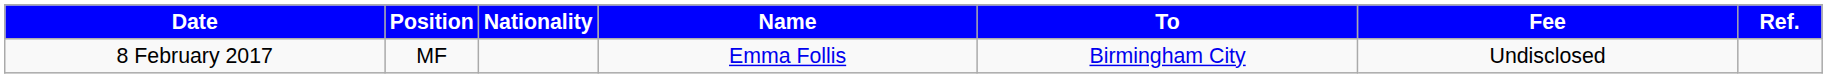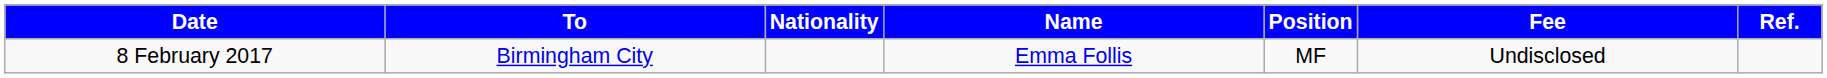columns swapped: (432, 22) <-> (1168, 22)
